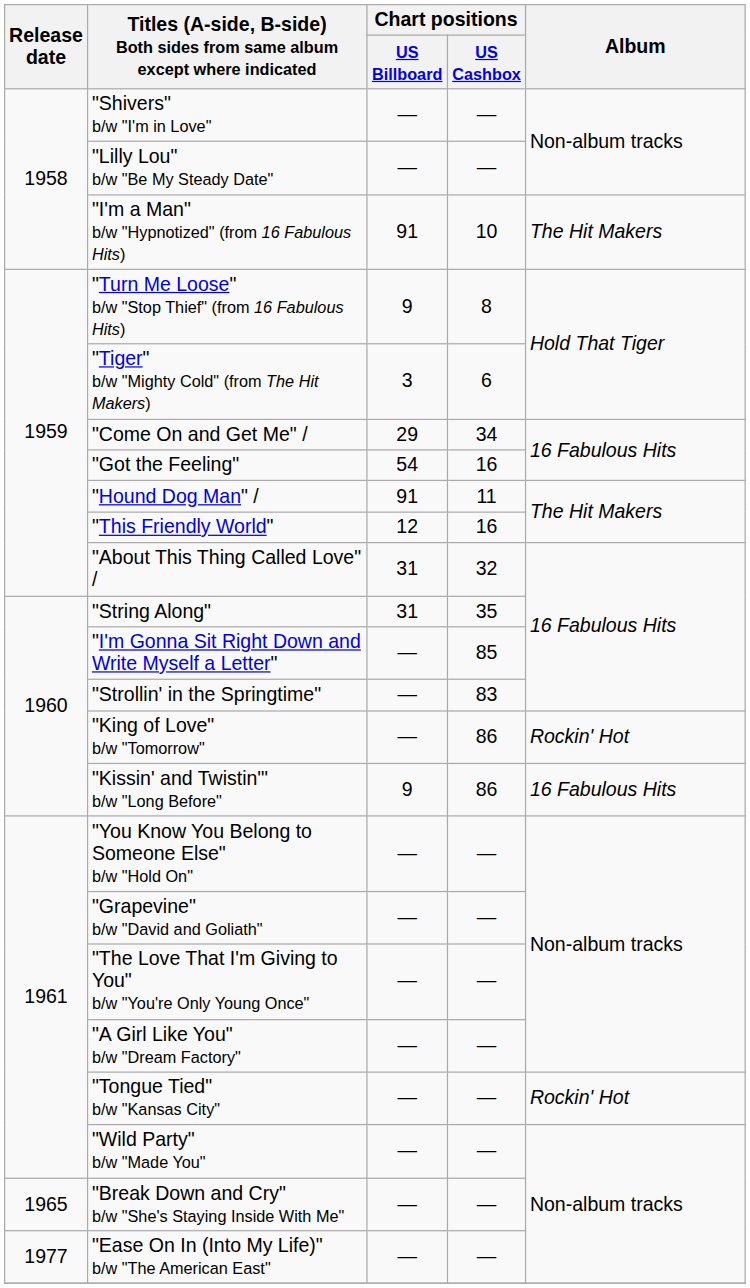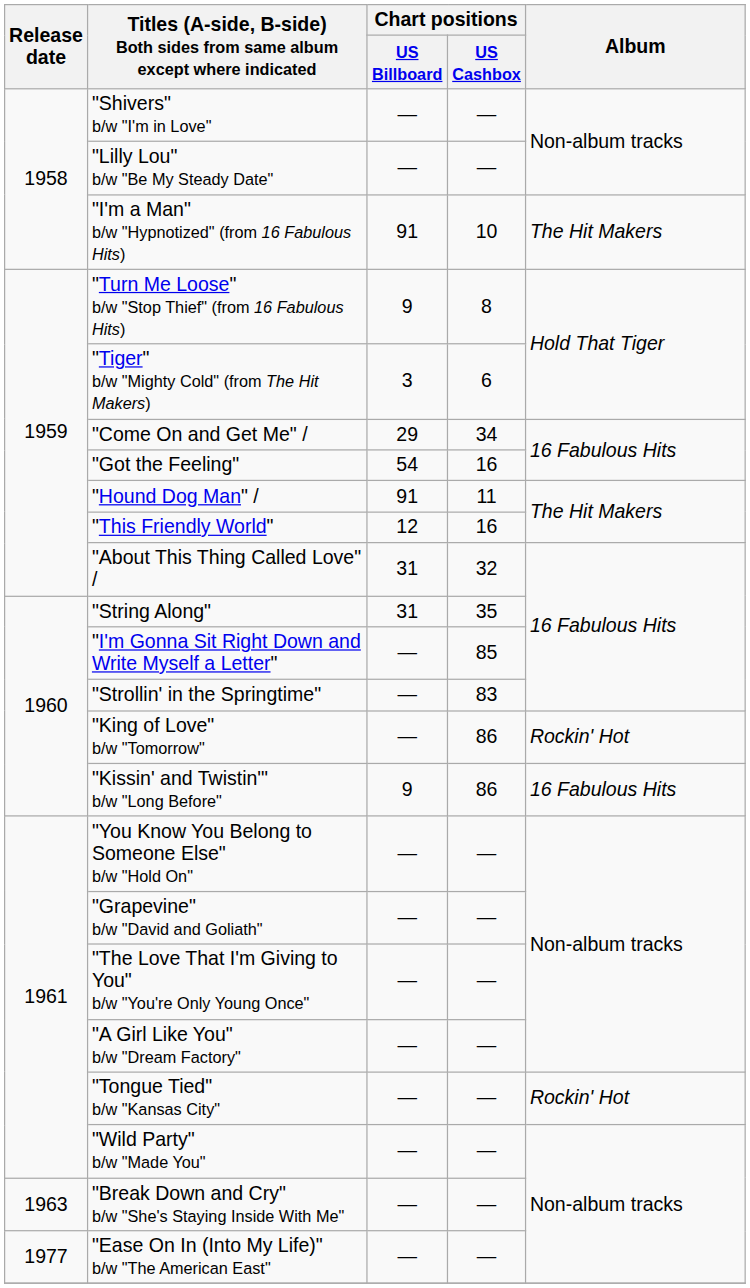(46, 1204) 1965 -> (46, 1204) 1963
